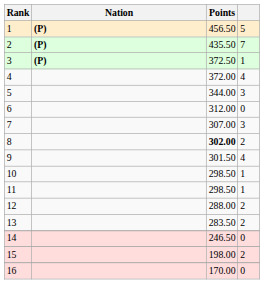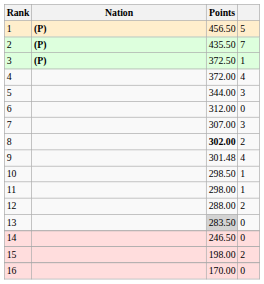(222, 158) 301.50 -> (222, 158) 301.48
(222, 190) 298.50 -> (222, 190) 298.00
(222, 222) no background -> (222, 222) lightgrey background
(243, 222) 2 -> (243, 222) 0
